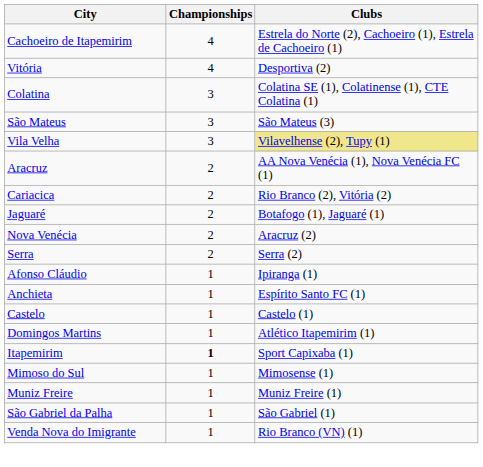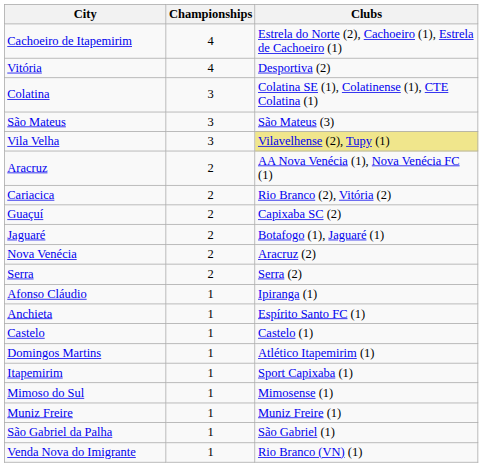+ row: (25, 214)
(211, 353) bold -> (211, 373) normal
